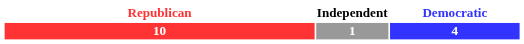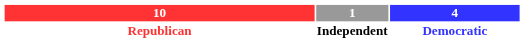rows swapped: (160, 31) <-> (160, 13)
